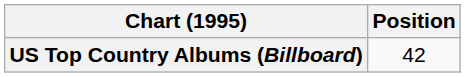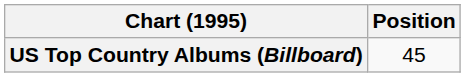(414, 54) 42 -> (414, 54) 45
